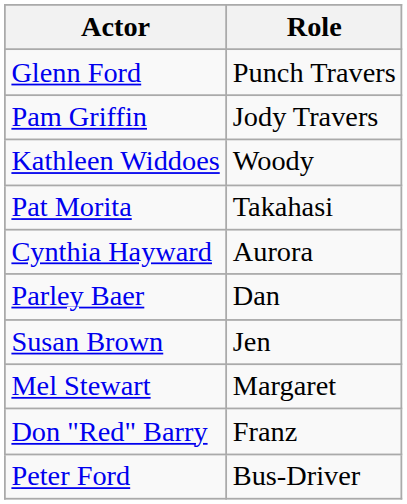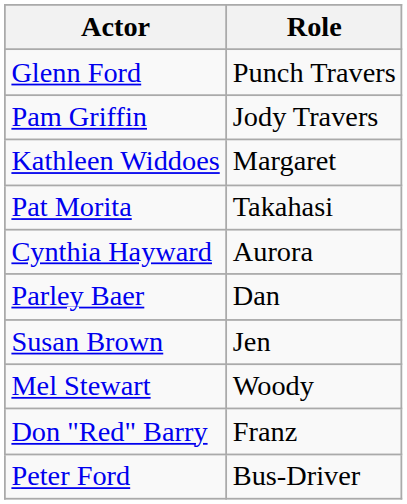(273, 161) Woody -> (284, 161) Margaret
(284, 386) Margaret -> (273, 386) Woody
